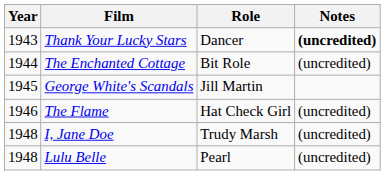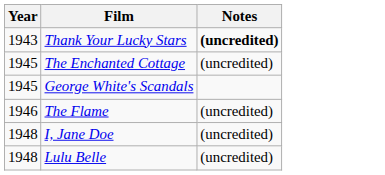- column: (246, 16)
(23, 63) 1944 -> (23, 63) 1945
